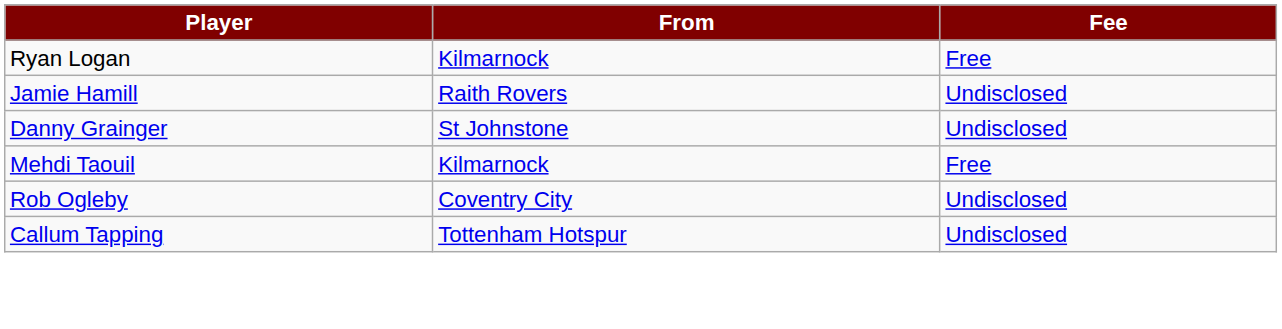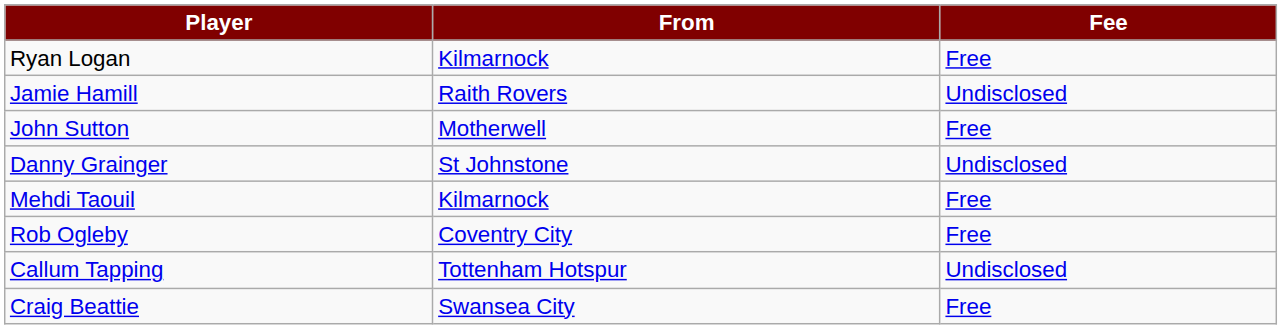+ row: (70, 129)
(1006, 199) Undisclosed -> (968, 235) Free
+ row: (74, 306)
